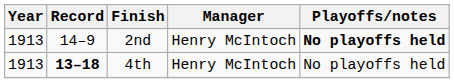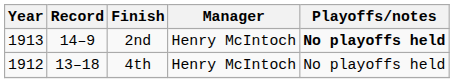(26, 65) 1913 -> (26, 65) 1912
(77, 65) bold -> (77, 65) normal
